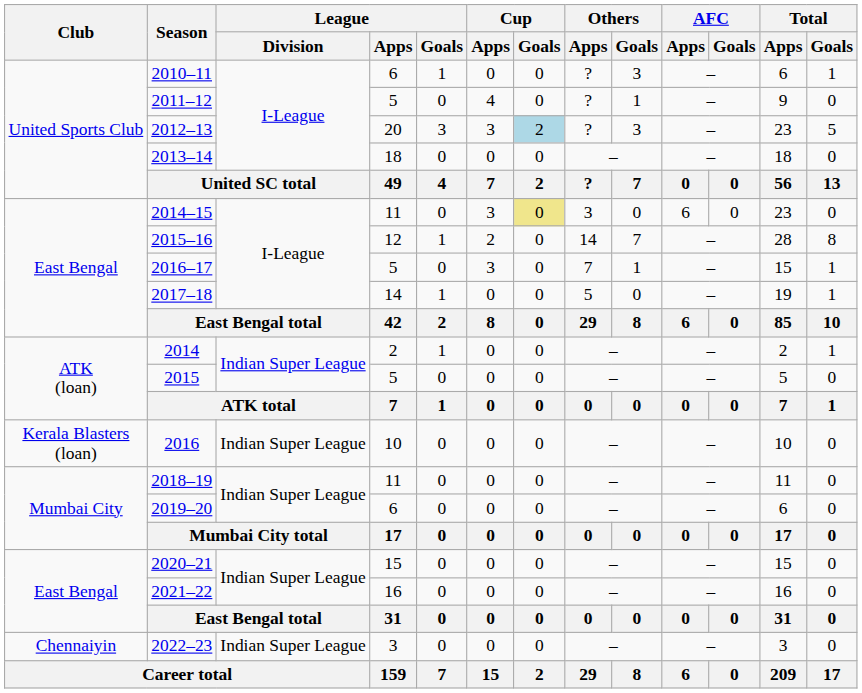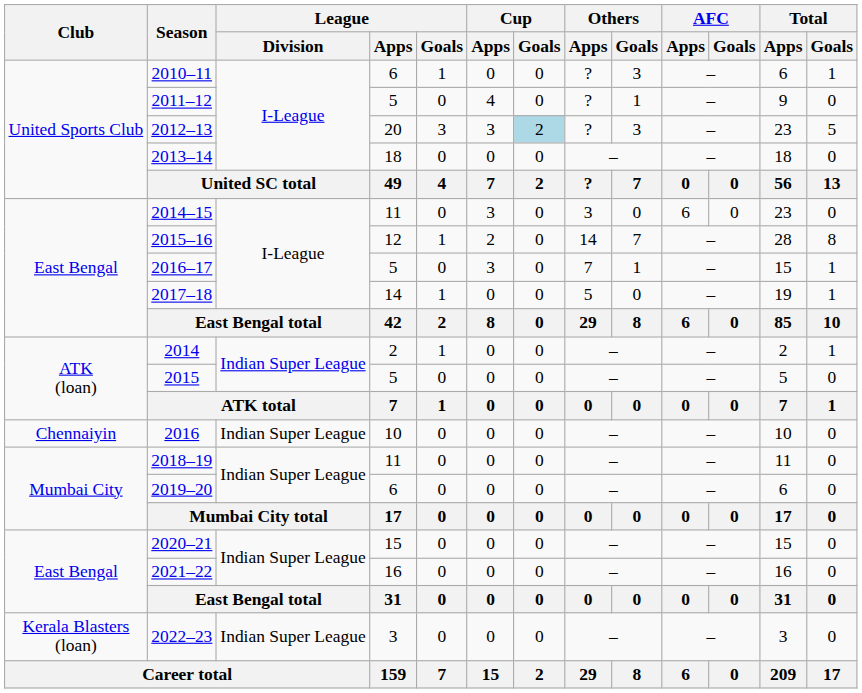(539, 211) khaki background -> (539, 211) no background
(76, 443) Kerala Blasters (loan) -> (76, 433) Chennaiyin
(76, 646) Chennaiyin -> (76, 636) Kerala Blasters (loan)
